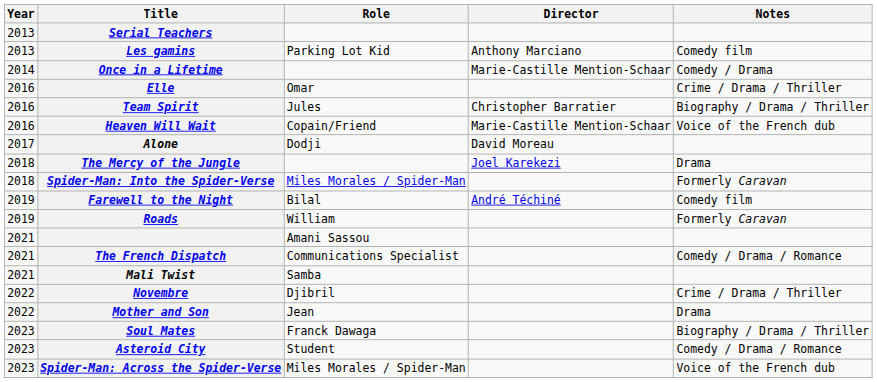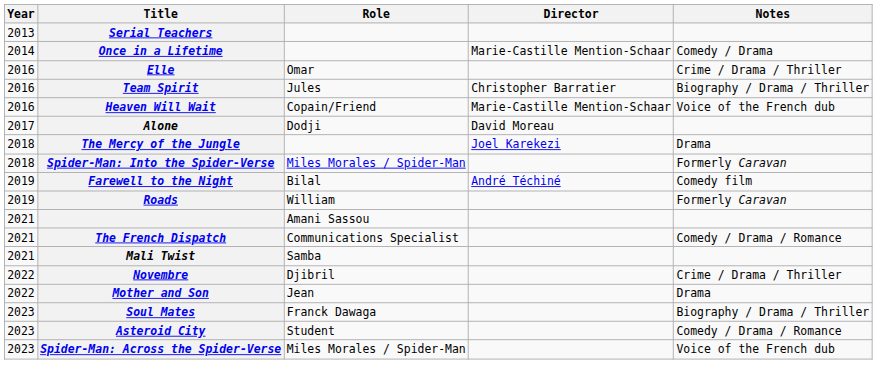- row: (161, 51)
